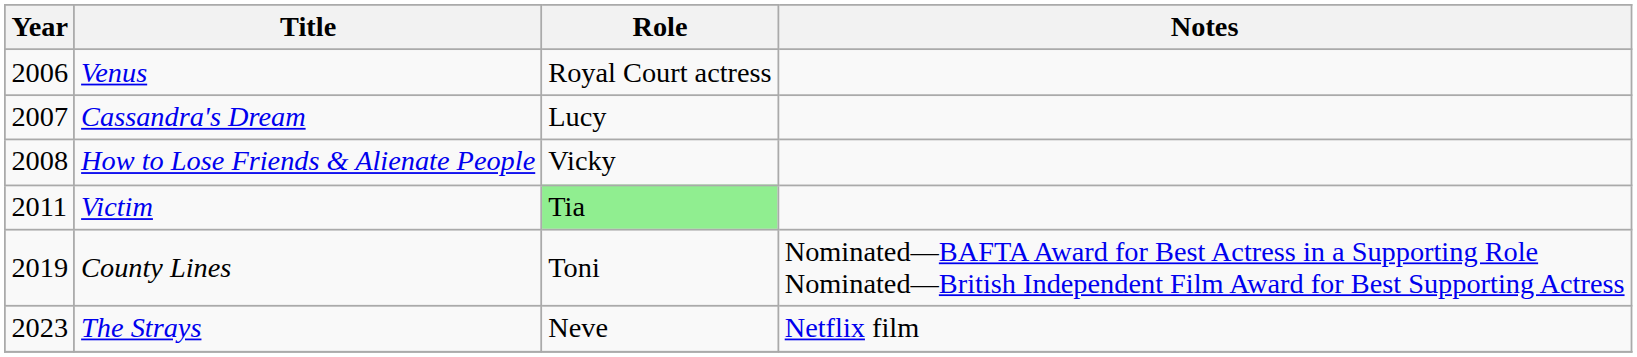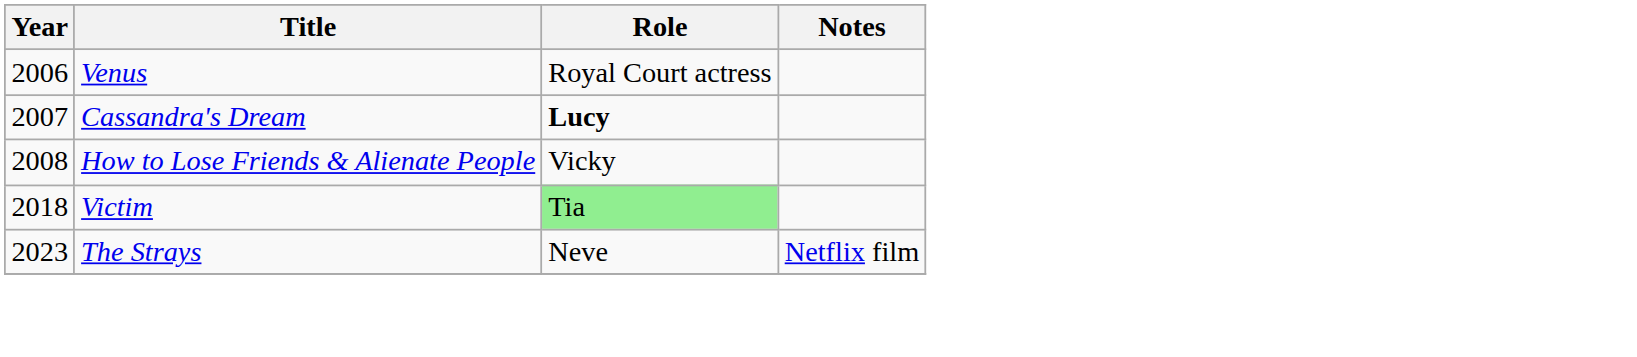(577, 116) normal -> (579, 116) bold
(39, 206) 2011 -> (40, 206) 2018
- row: (156, 267)
